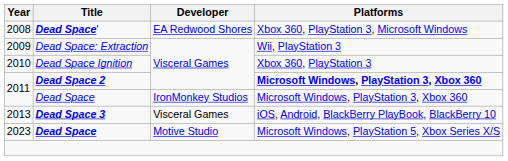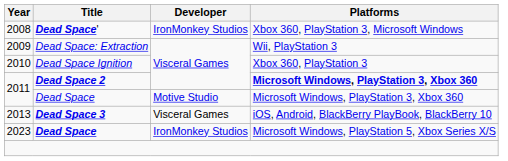(203, 30) EA Redwood Shores -> (201, 30) IronMonkey Studios
(201, 98) IronMonkey Studios -> (186, 98) Motive Studio
(186, 132) Motive Studio -> (201, 132) IronMonkey Studios
